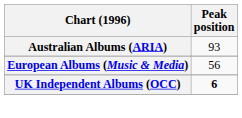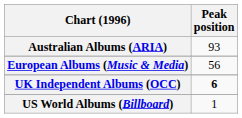+ row: (98, 103)
